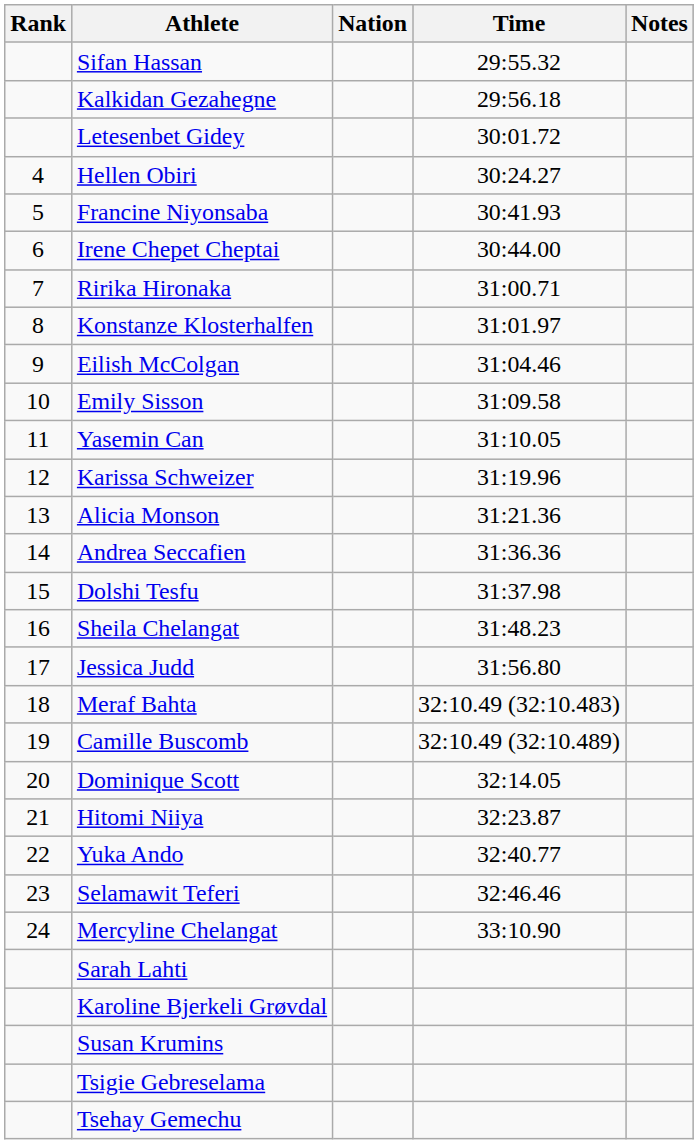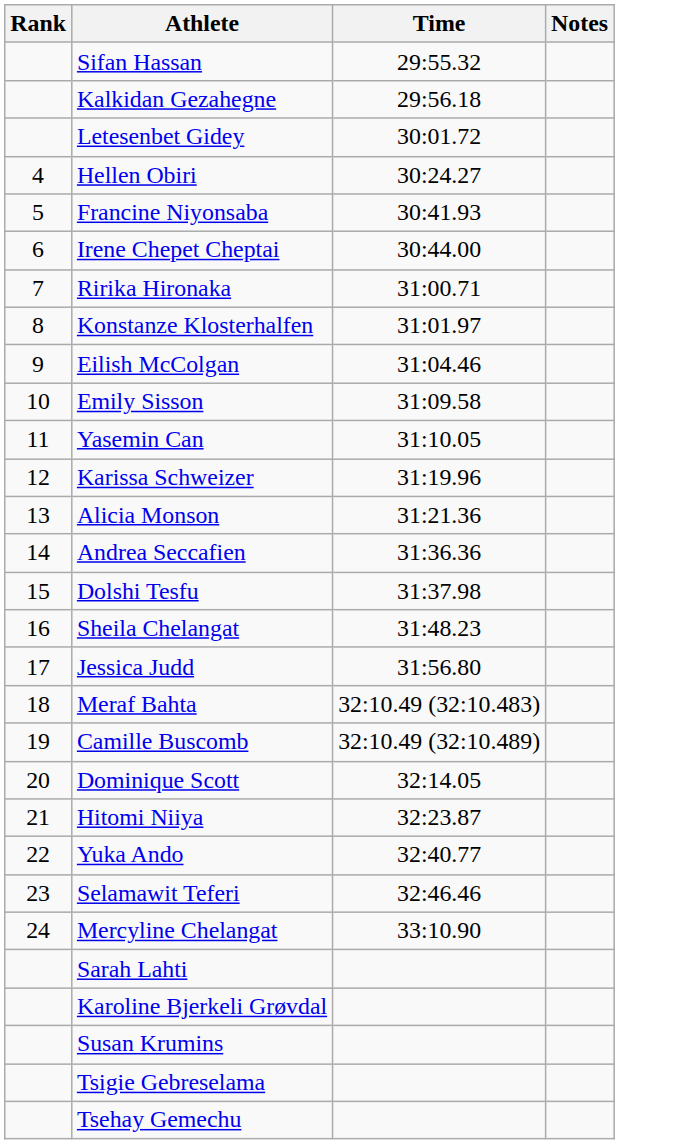- column: (373, 23)
